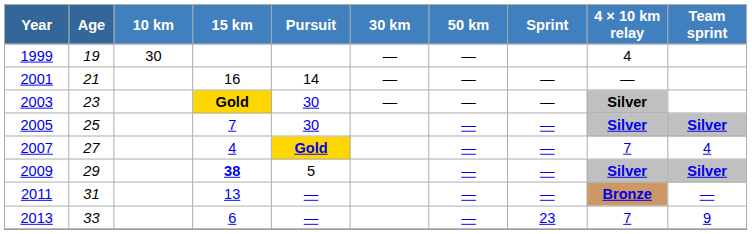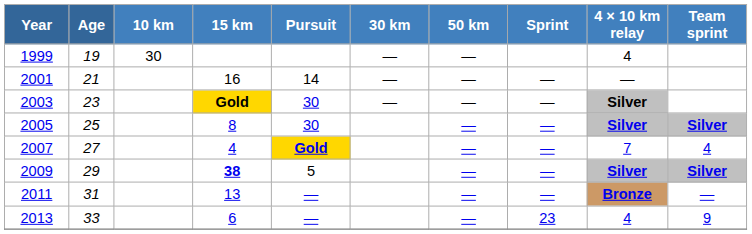(232, 125) 7 -> (232, 125) 8
(627, 217) 7 -> (627, 217) 4
